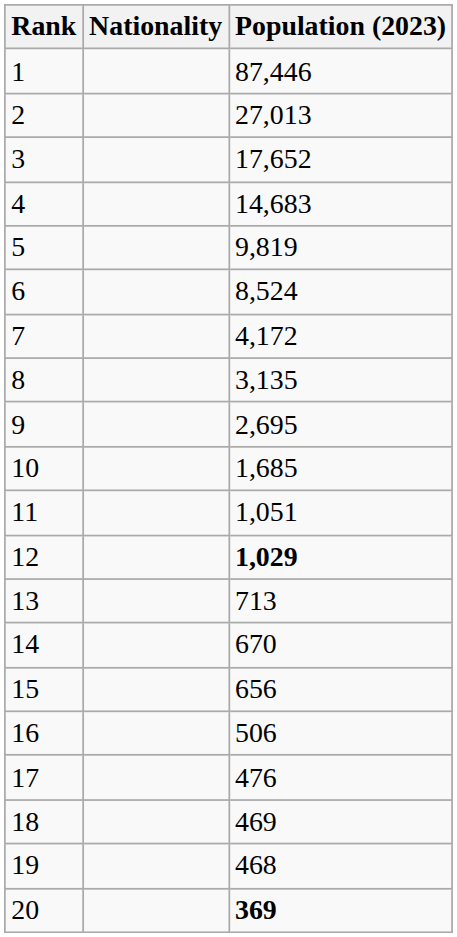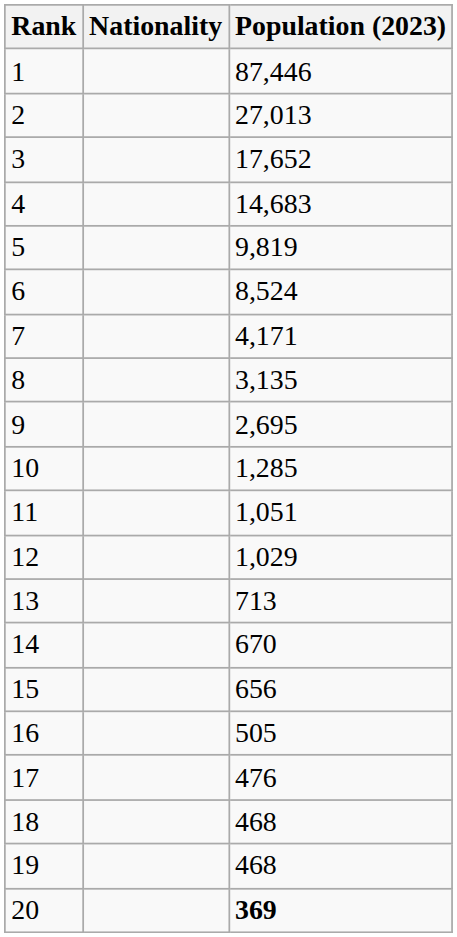(266, 335) 4,172 -> (266, 335) 4,171
(266, 468) 1,685 -> (266, 468) 1,285
(266, 556) bold -> (266, 556) normal
(256, 733) 506 -> (256, 733) 505
(256, 821) 469 -> (256, 821) 468
